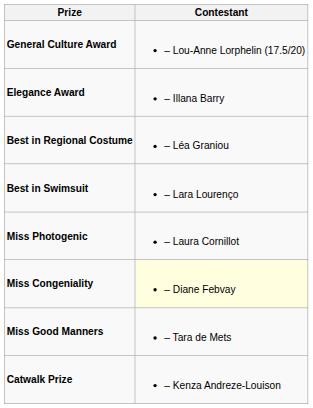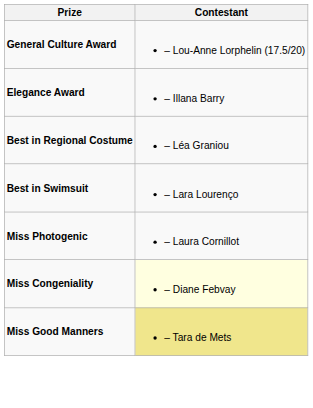(221, 337) no background -> (221, 337) khaki background
- row: (40, 380)
